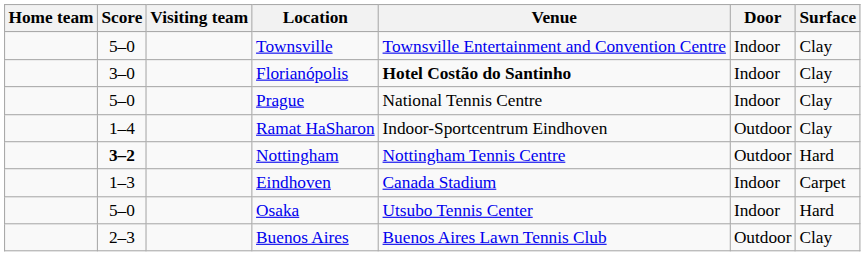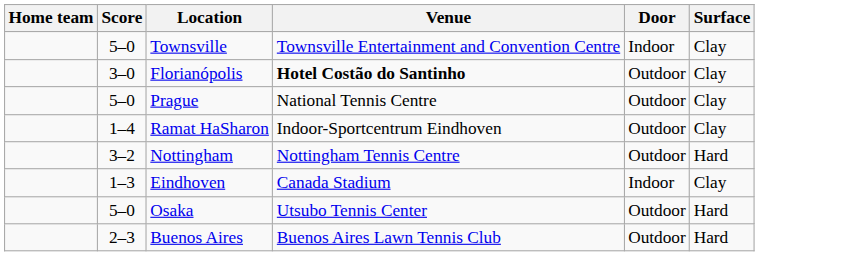- column: (199, 18)
(757, 73) Indoor -> (657, 73) Outdoor
(757, 100) Indoor -> (657, 100) Outdoor
(122, 155) bold -> (122, 155) normal
(822, 182) Carpet -> (710, 182) Clay
(757, 210) Indoor -> (657, 210) Outdoor
(816, 237) Clay -> (711, 237) Hard
